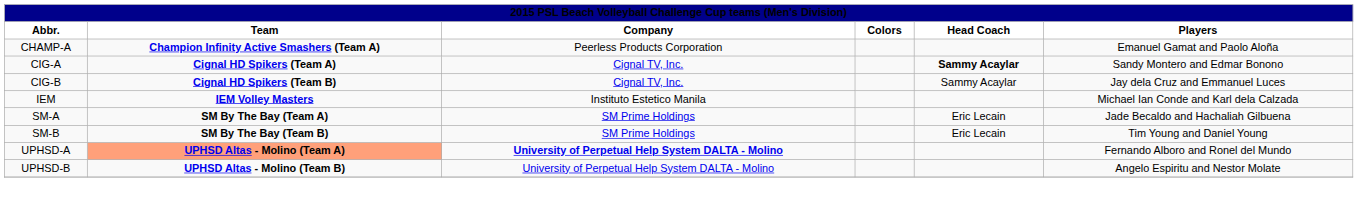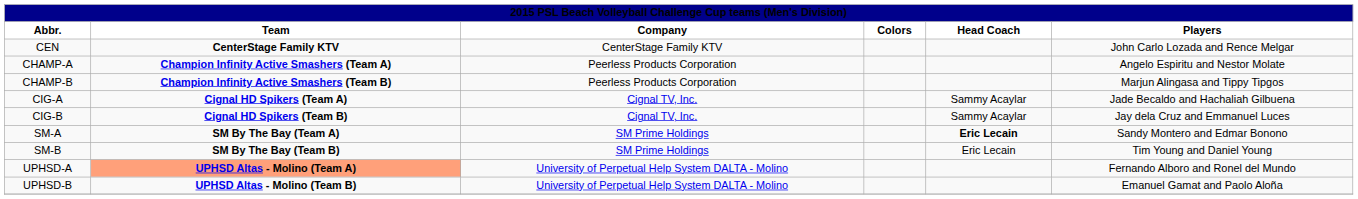+ row: (48, 47)
(1198, 47) Emanuel Gamat and Paolo Aloña -> (1202, 64) Angelo Espiritu and Nestor Molate
+ row: (48, 82)
(979, 64) bold -> (989, 99) normal
(1198, 64) Sandy Montero and Edmar Bonono -> (1202, 99) Jade Becaldo and Hachaliah Gilbuena
- row: (46, 99)
(979, 116) normal -> (989, 133) bold
(1198, 116) Jade Becaldo and Hachaliah Gilbuena -> (1202, 133) Sandy Montero and Edmar Bonono
(648, 151) bold -> (662, 168) normal
(1198, 168) Angelo Espiritu and Nestor Molate -> (1202, 185) Emanuel Gamat and Paolo Aloña
